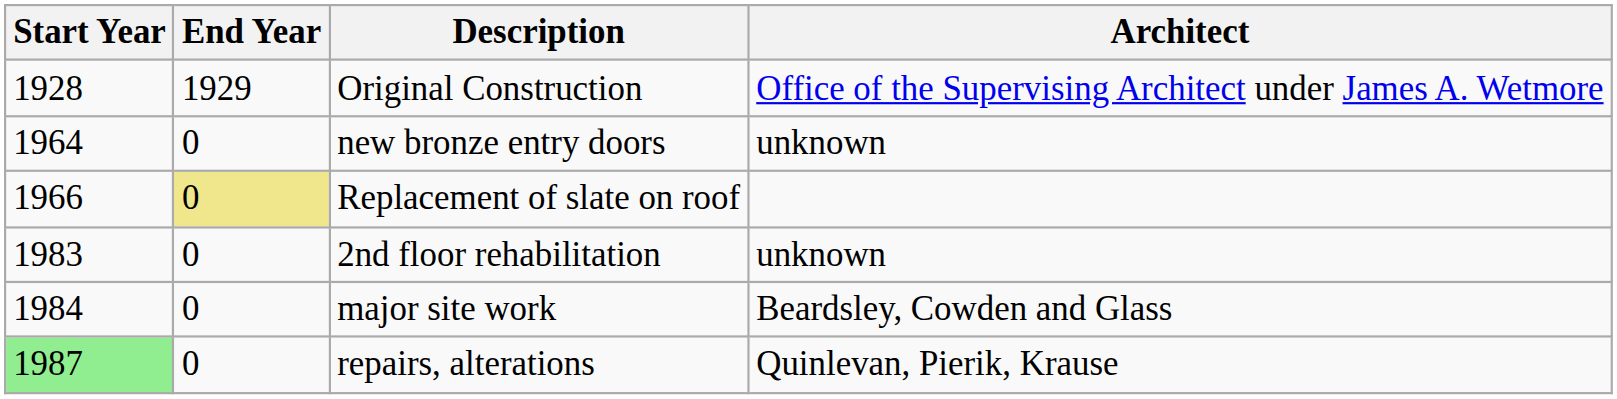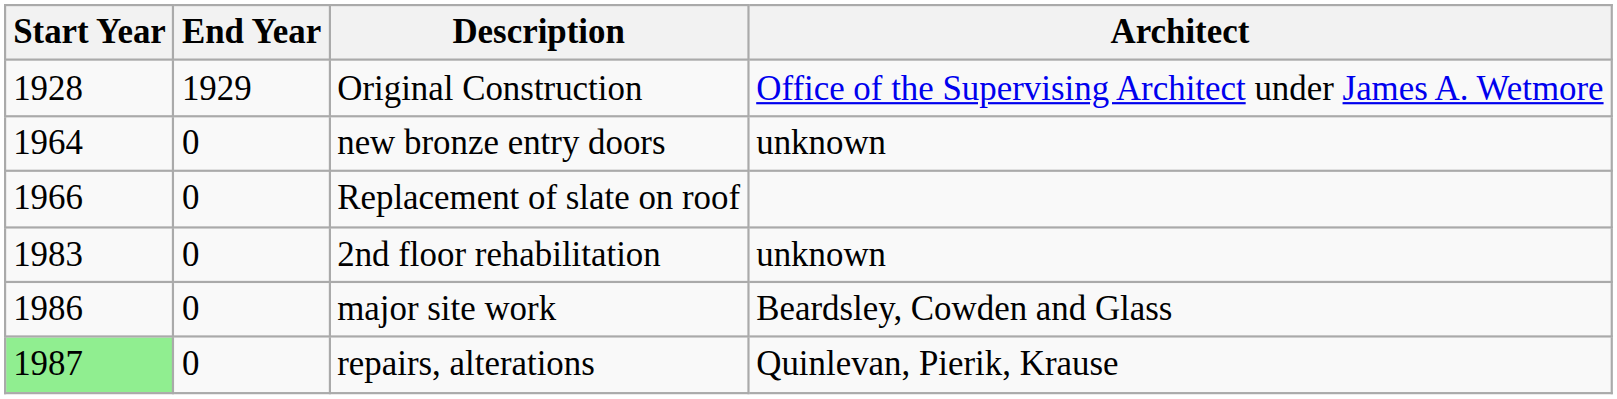(191, 198) khaki background -> (191, 198) no background
(48, 308) 1984 -> (48, 308) 1986
